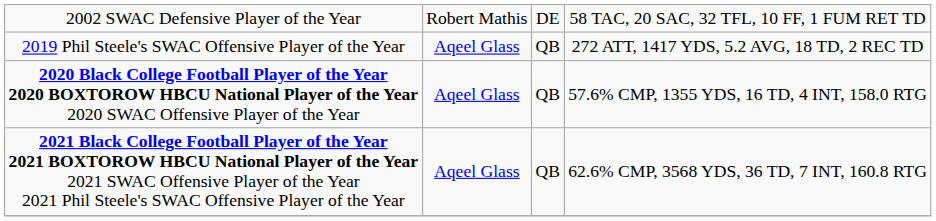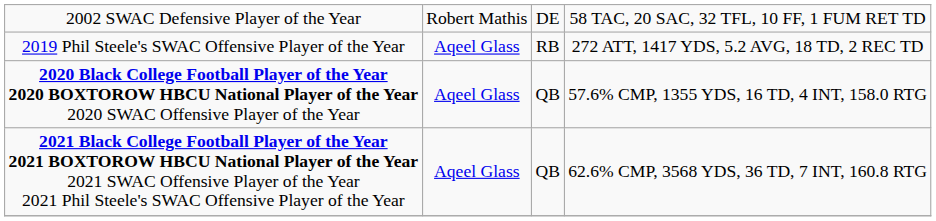(548, 46) QB -> (548, 46) RB
